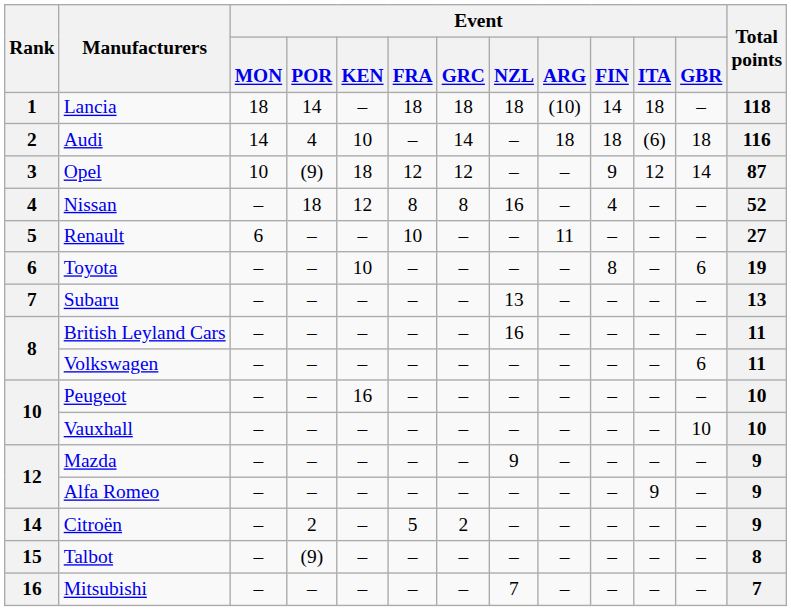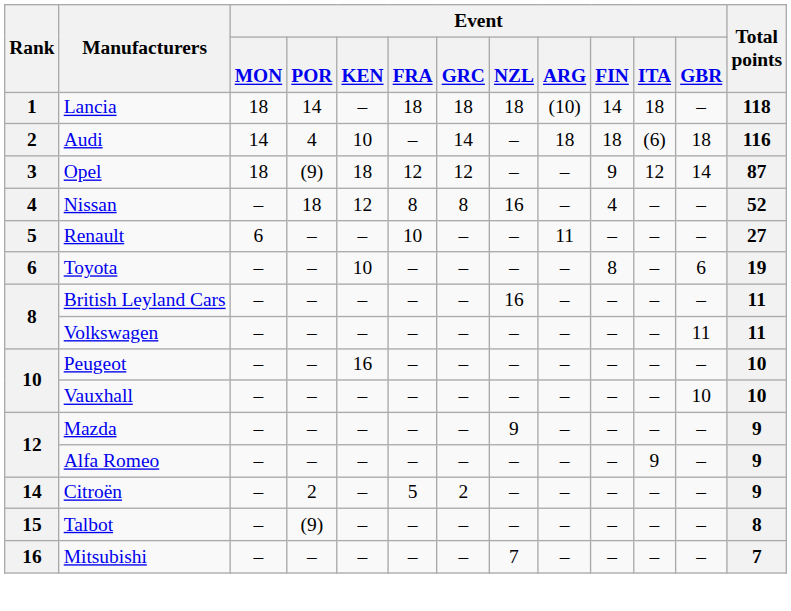(258, 172) 10 -> (258, 172) 18
- row: (91, 300)
(701, 364) 6 -> (701, 332) 11
